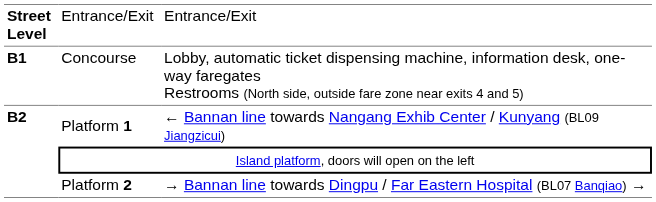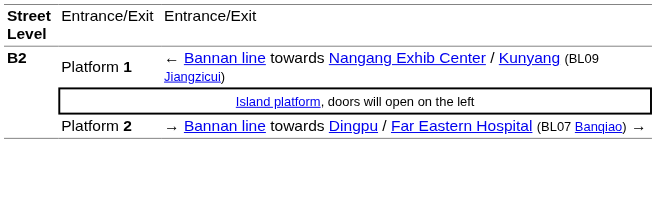- row: (99, 58)
